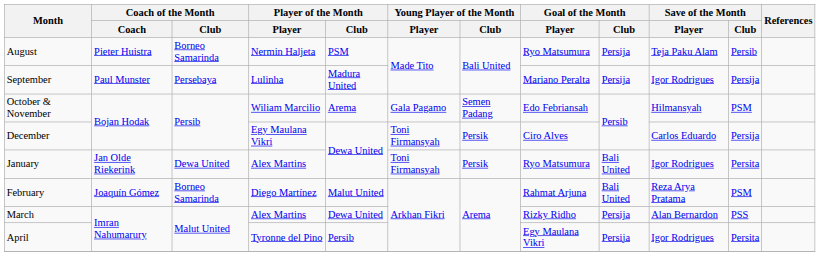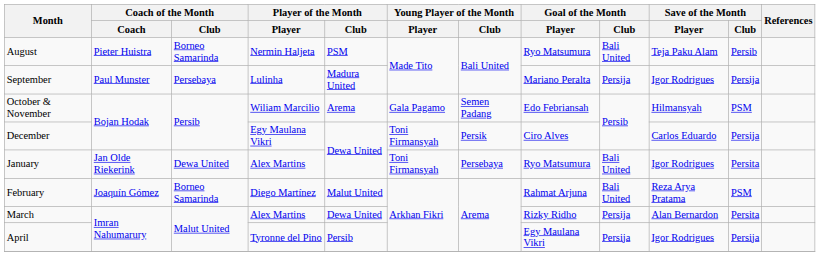(616, 51) Persija -> (616, 51) Bali United
(475, 164) Persik -> (482, 164) Persebaya
(740, 214) PSS -> (745, 214) Persita
(745, 237) Persita -> (745, 237) Persija
